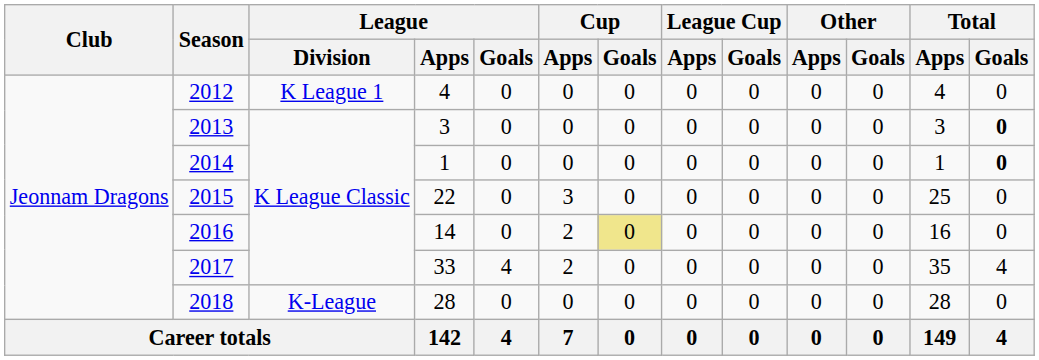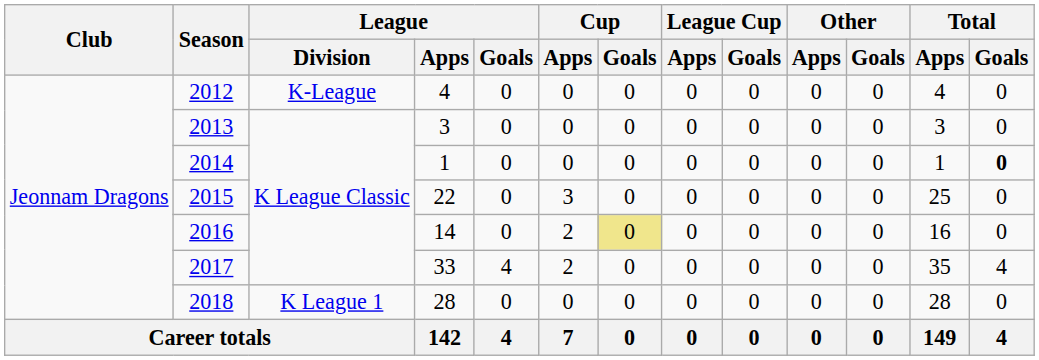(332, 92) K League 1 -> (332, 92) K-League
(1001, 127) bold -> (1001, 127) normal
(332, 302) K-League -> (332, 302) K League 1
